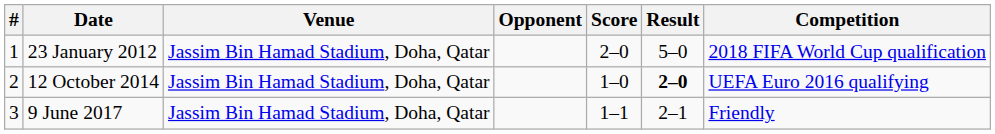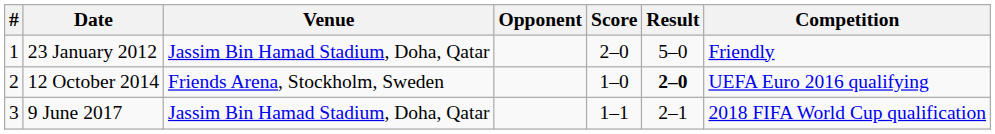(847, 50) 2018 FIFA World Cup qualification -> (742, 50) Friendly
(329, 81) Jassim Bin Hamad Stadium, Doha, Qatar -> (306, 81) Friends Arena, Stockholm, Sweden
(742, 112) Friendly -> (847, 112) 2018 FIFA World Cup qualification
